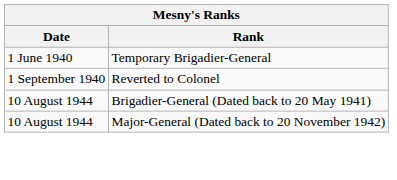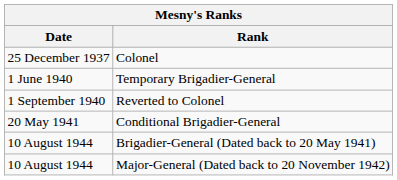+ row: (137, 57)
+ row: (198, 121)
